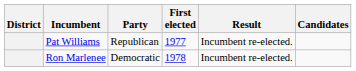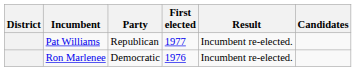(175, 58) 1978 -> (175, 58) 1976
